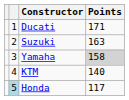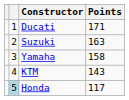(96, 58) lightgrey background -> (96, 58) no background
(96, 73) 140 -> (96, 73) 143
